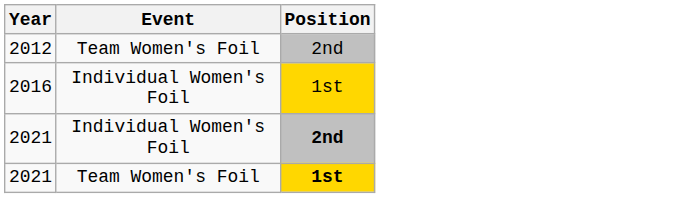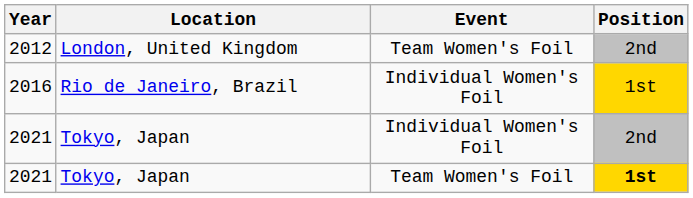+ column: (213, 19)
(327, 138) bold -> (641, 138) normal
